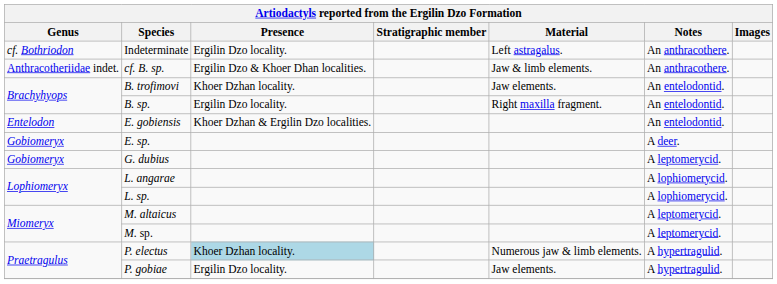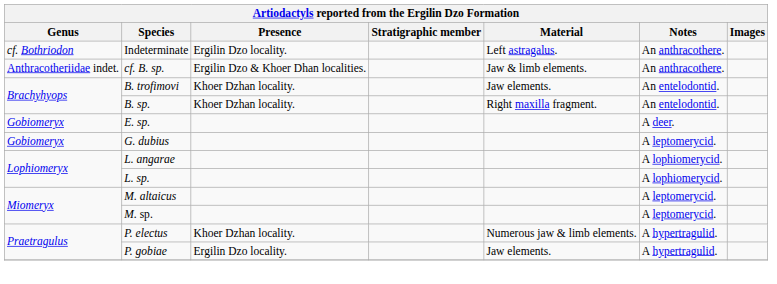(240, 104) Ergilin Dzo locality. -> (244, 104) Khoer Dzhan locality.
- row: (152, 123)
(244, 251) lightblue background -> (244, 232) no background
